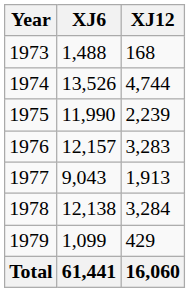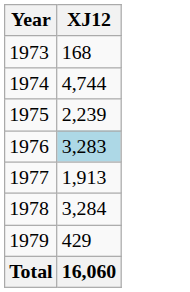- column: (89, 20)
(148, 146) no background -> (84, 146) lightblue background
